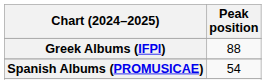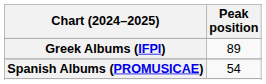(234, 48) 88 -> (234, 48) 89
